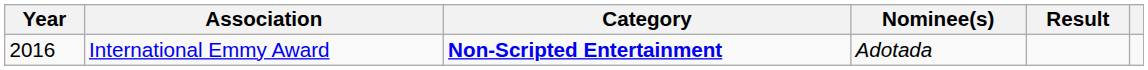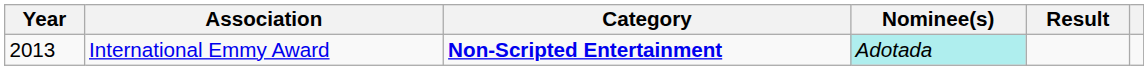(32, 49) 2016 -> (32, 49) 2013
(894, 49) no background -> (894, 49) paleturquoise background
